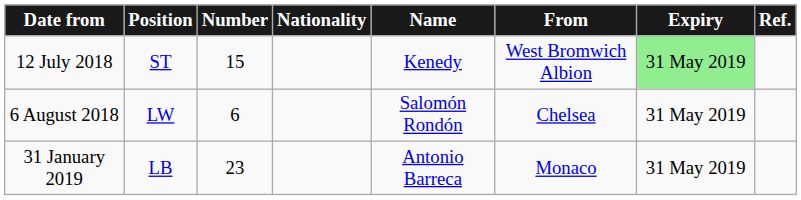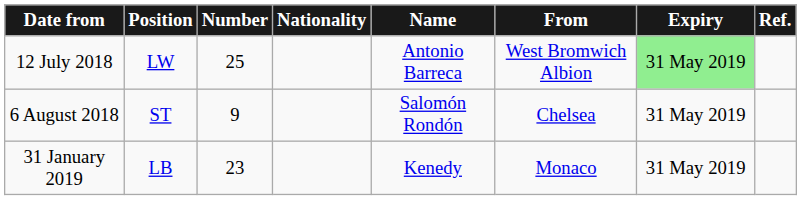(161, 62) ST -> (161, 62) LW
(235, 62) 15 -> (235, 62) 25
(433, 62) Kenedy -> (433, 62) Antonio Barreca
(161, 115) LW -> (161, 115) ST
(235, 115) 6 -> (235, 115) 9
(433, 168) Antonio Barreca -> (433, 168) Kenedy
